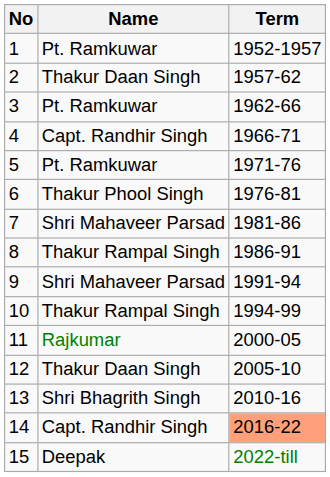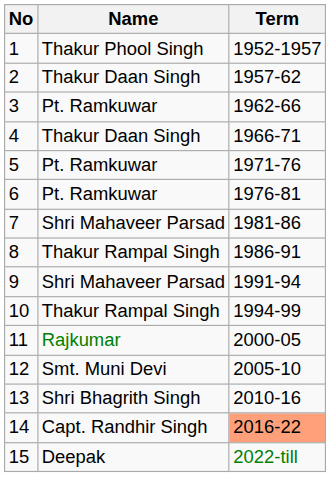(100, 48) Pt. Ramkuwar -> (123, 48) Thakur Phool Singh
(125, 135) Capt. Randhir Singh -> (121, 135) Thakur Daan Singh
(123, 194) Thakur Phool Singh -> (100, 194) Pt. Ramkuwar
(121, 369) Thakur Daan Singh -> (104, 369) Smt. Muni Devi
